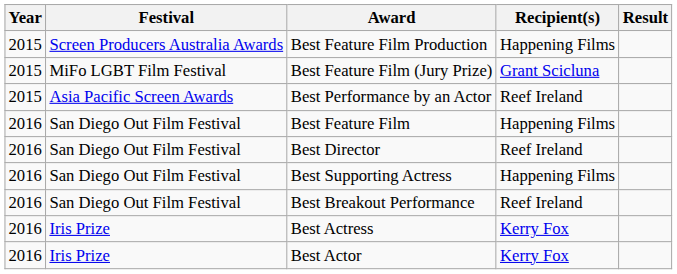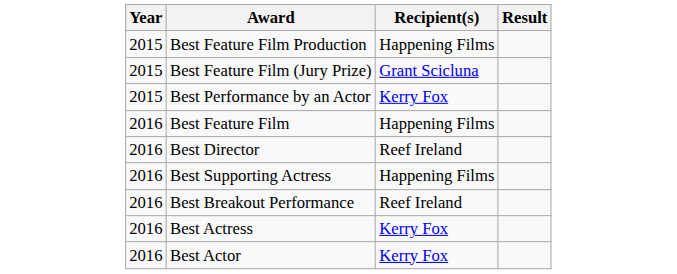- column: (166, 17)
(541, 96) Reef Ireland -> (414, 96) Kerry Fox
